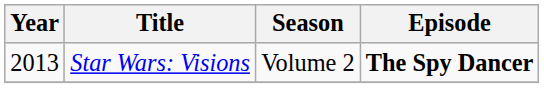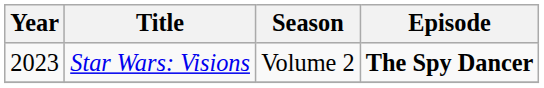(35, 62) 2013 -> (35, 62) 2023
